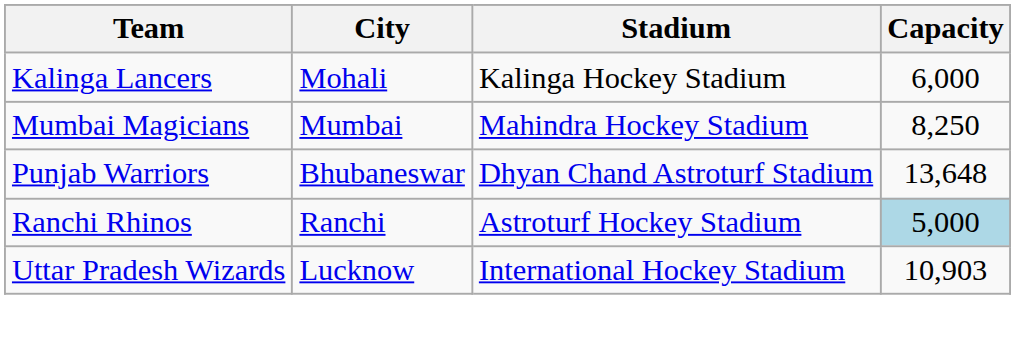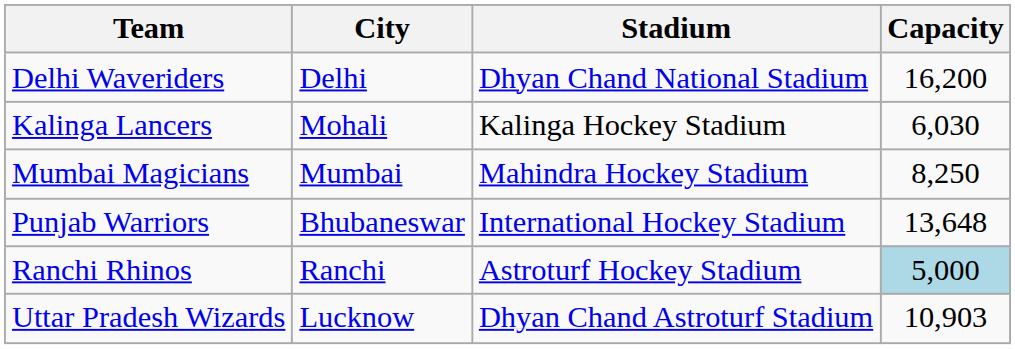+ row: (118, 76)
(945, 76) 6,000 -> (945, 125) 6,030
(676, 173) Dhyan Chand Astroturf Stadium -> (662, 221) International Hockey Stadium
(662, 269) International Hockey Stadium -> (676, 317) Dhyan Chand Astroturf Stadium
